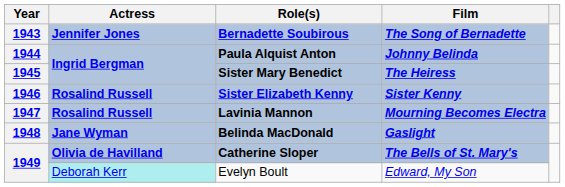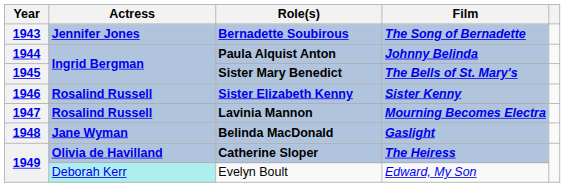(420, 73) The Heiress -> (451, 73) The Bells of St. Mary's
(451, 152) The Bells of St. Mary's -> (420, 152) The Heiress
